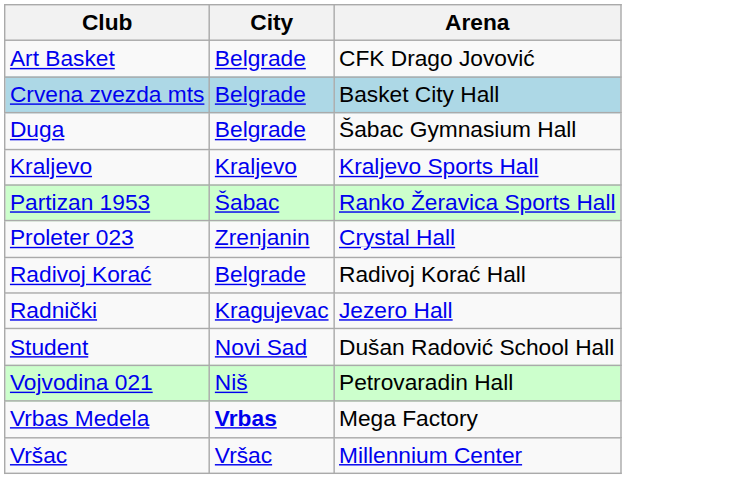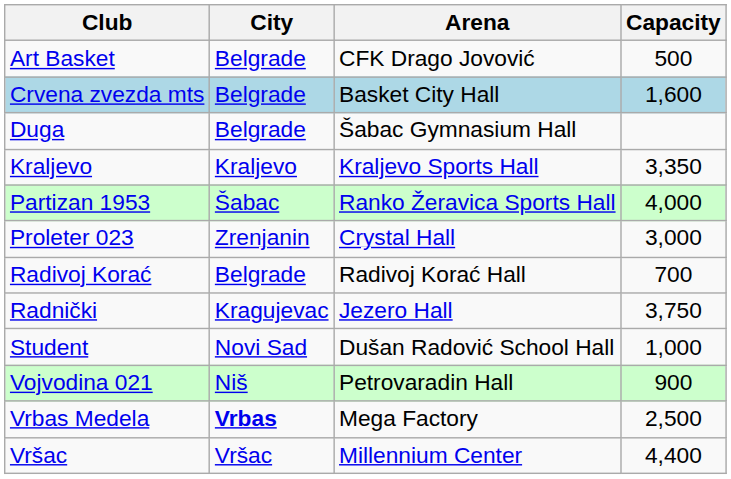+ column: (673, 22)
